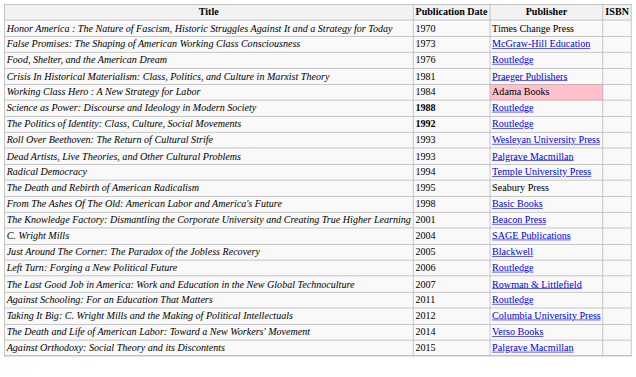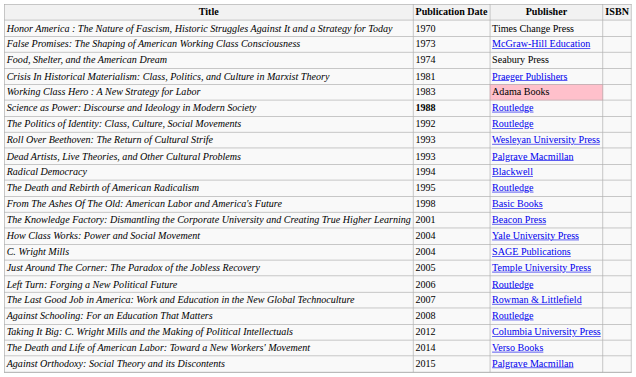(426, 60) 1976 -> (426, 60) 1974
(513, 60) Routledge -> (521, 60) Seabury Press
(426, 92) 1984 -> (426, 92) 1983
(426, 124) bold -> (426, 124) normal
(542, 172) Temple University Press -> (513, 172) Blackwell
(521, 188) Seabury Press -> (513, 188) Routledge
+ row: (103, 236)
(513, 252) Blackwell -> (542, 268) Temple University Press
(425, 300) 2011 -> (426, 316) 2008
